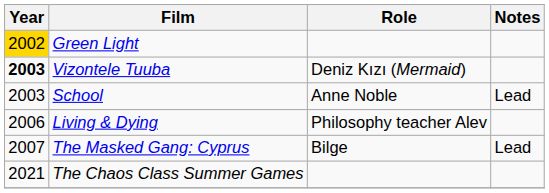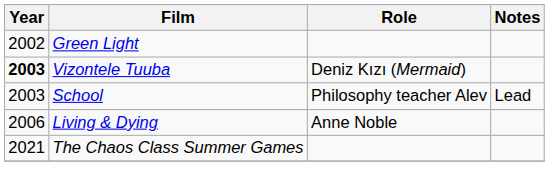(27, 43) gold background -> (27, 43) no background
(354, 95) Anne Noble -> (399, 95) Philosophy teacher Alev
(399, 122) Philosophy teacher Alev -> (354, 122) Anne Noble
- row: (151, 148)
